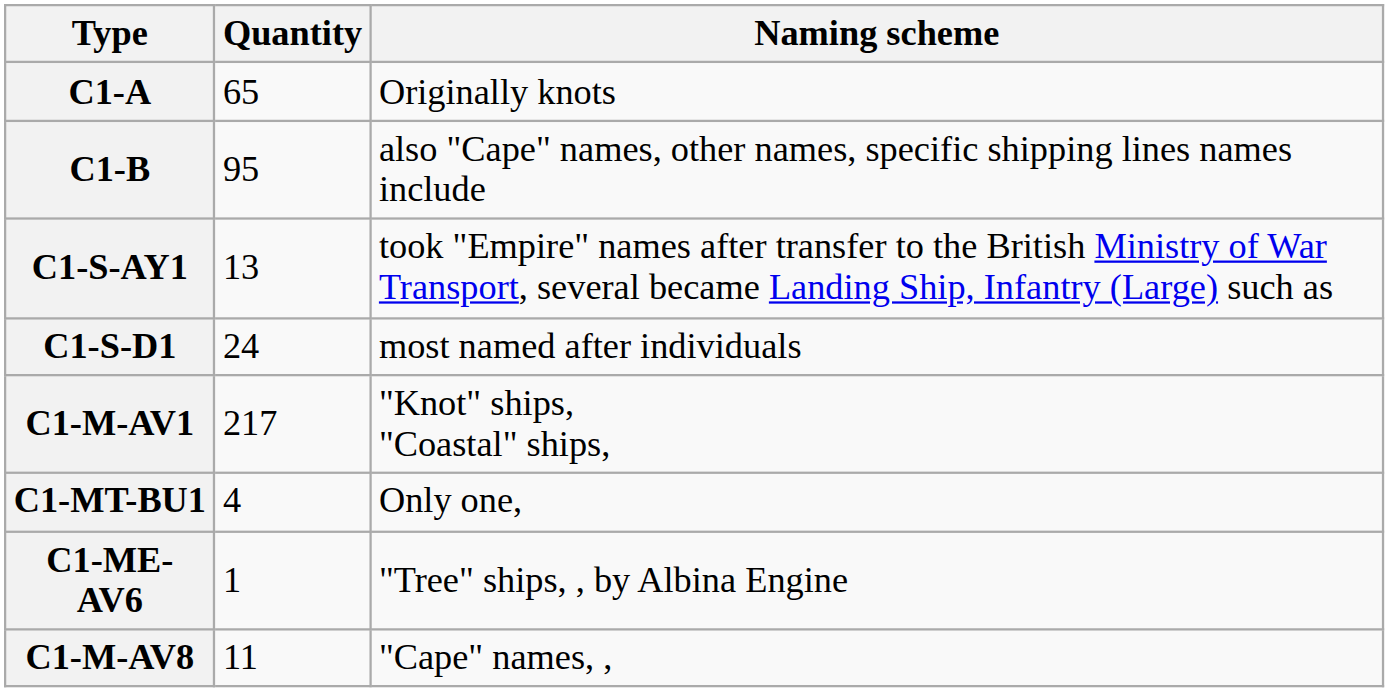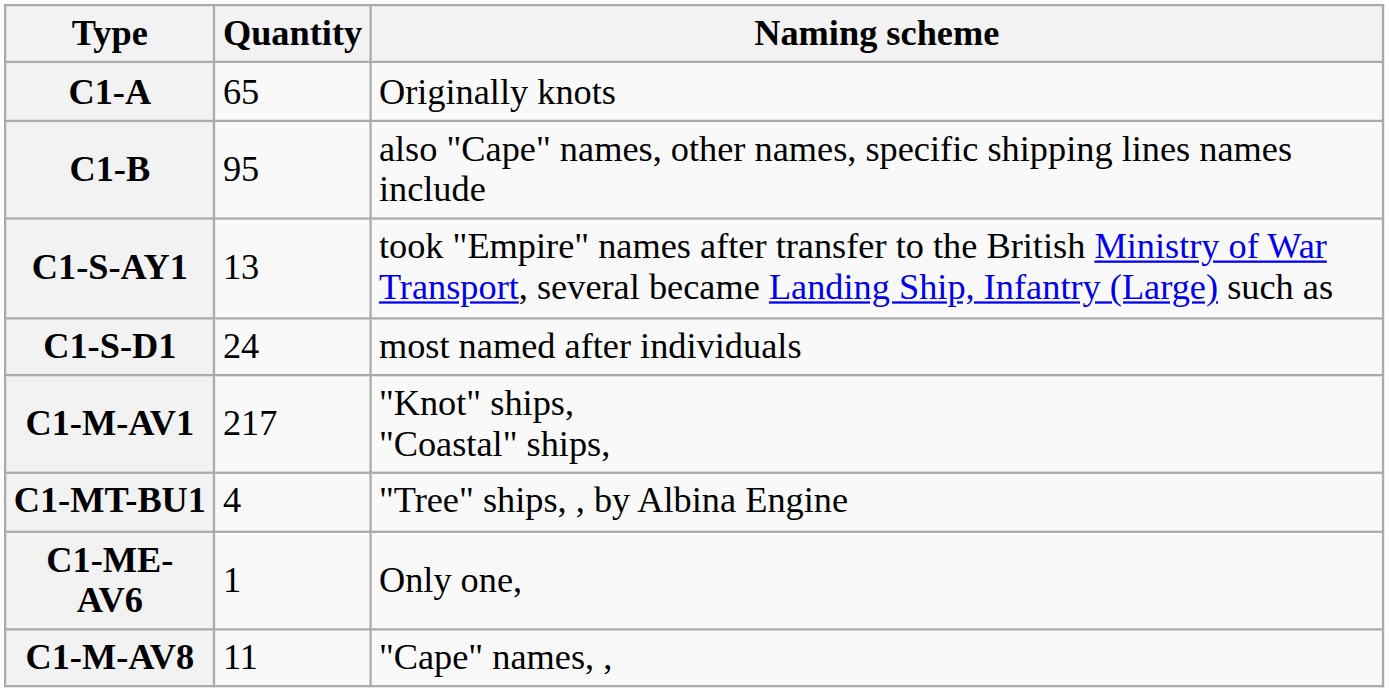(451, 501) Only one, -> (613, 501) "Tree" ships, , by Albina Engine
(613, 579) "Tree" ships, , by Albina Engine -> (451, 579) Only one,
